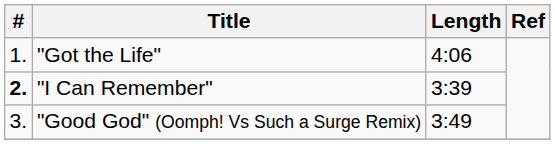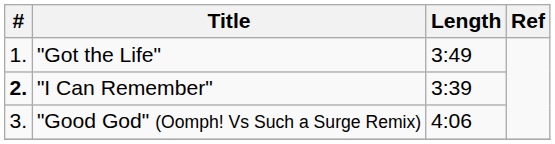(451, 54) 4:06 -> (451, 54) 3:49
(451, 121) 3:49 -> (451, 121) 4:06
